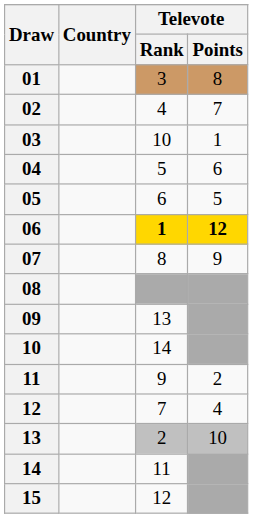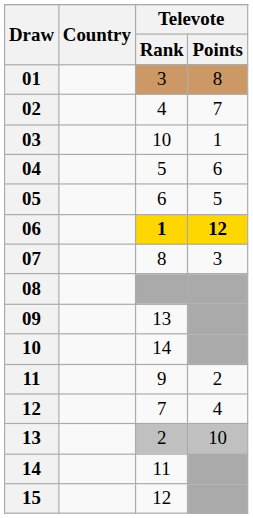(218, 259) 9 -> (218, 259) 3
